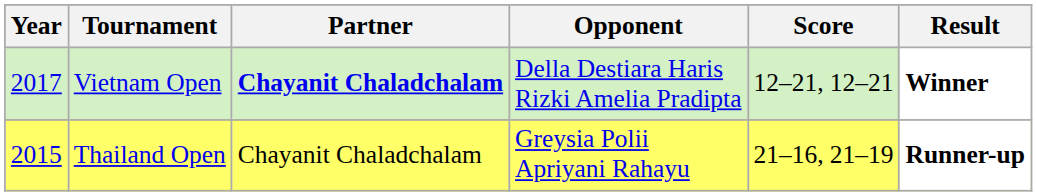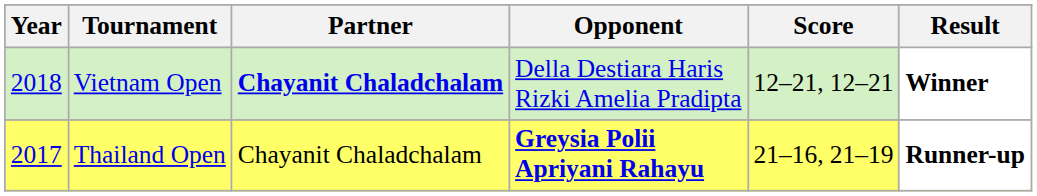(36, 82) 2017 -> (36, 82) 2018
(36, 155) 2015 -> (36, 155) 2017
(602, 155) normal -> (610, 155) bold
